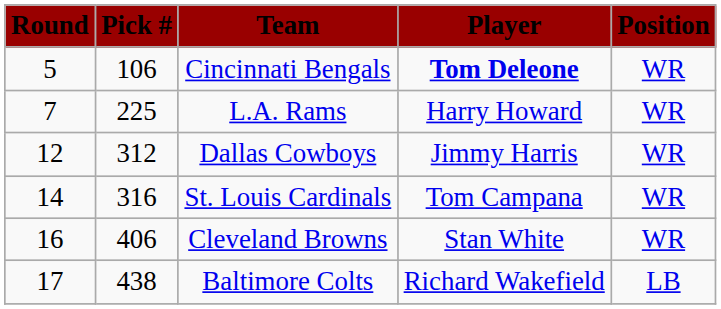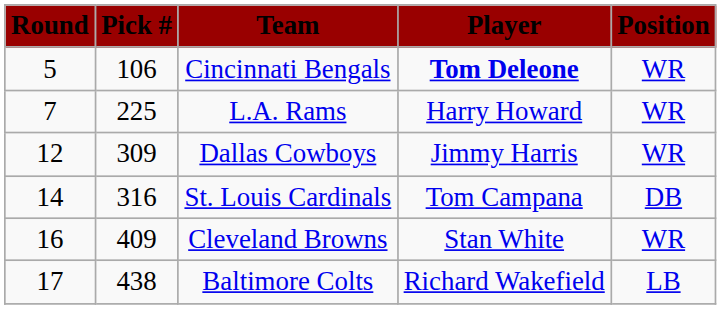(137, 153) 312 -> (137, 153) 309
(663, 196) WR -> (663, 196) DB
(137, 238) 406 -> (137, 238) 409
